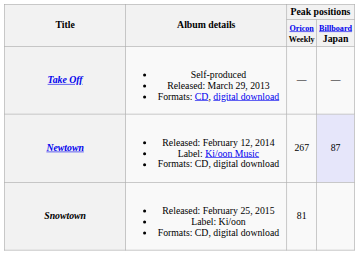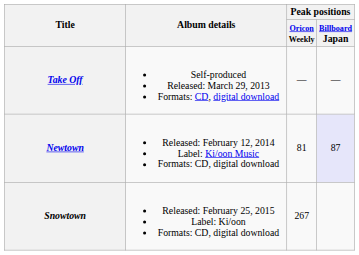(302, 148) 267 -> (302, 148) 81
(302, 216) 81 -> (302, 216) 267
